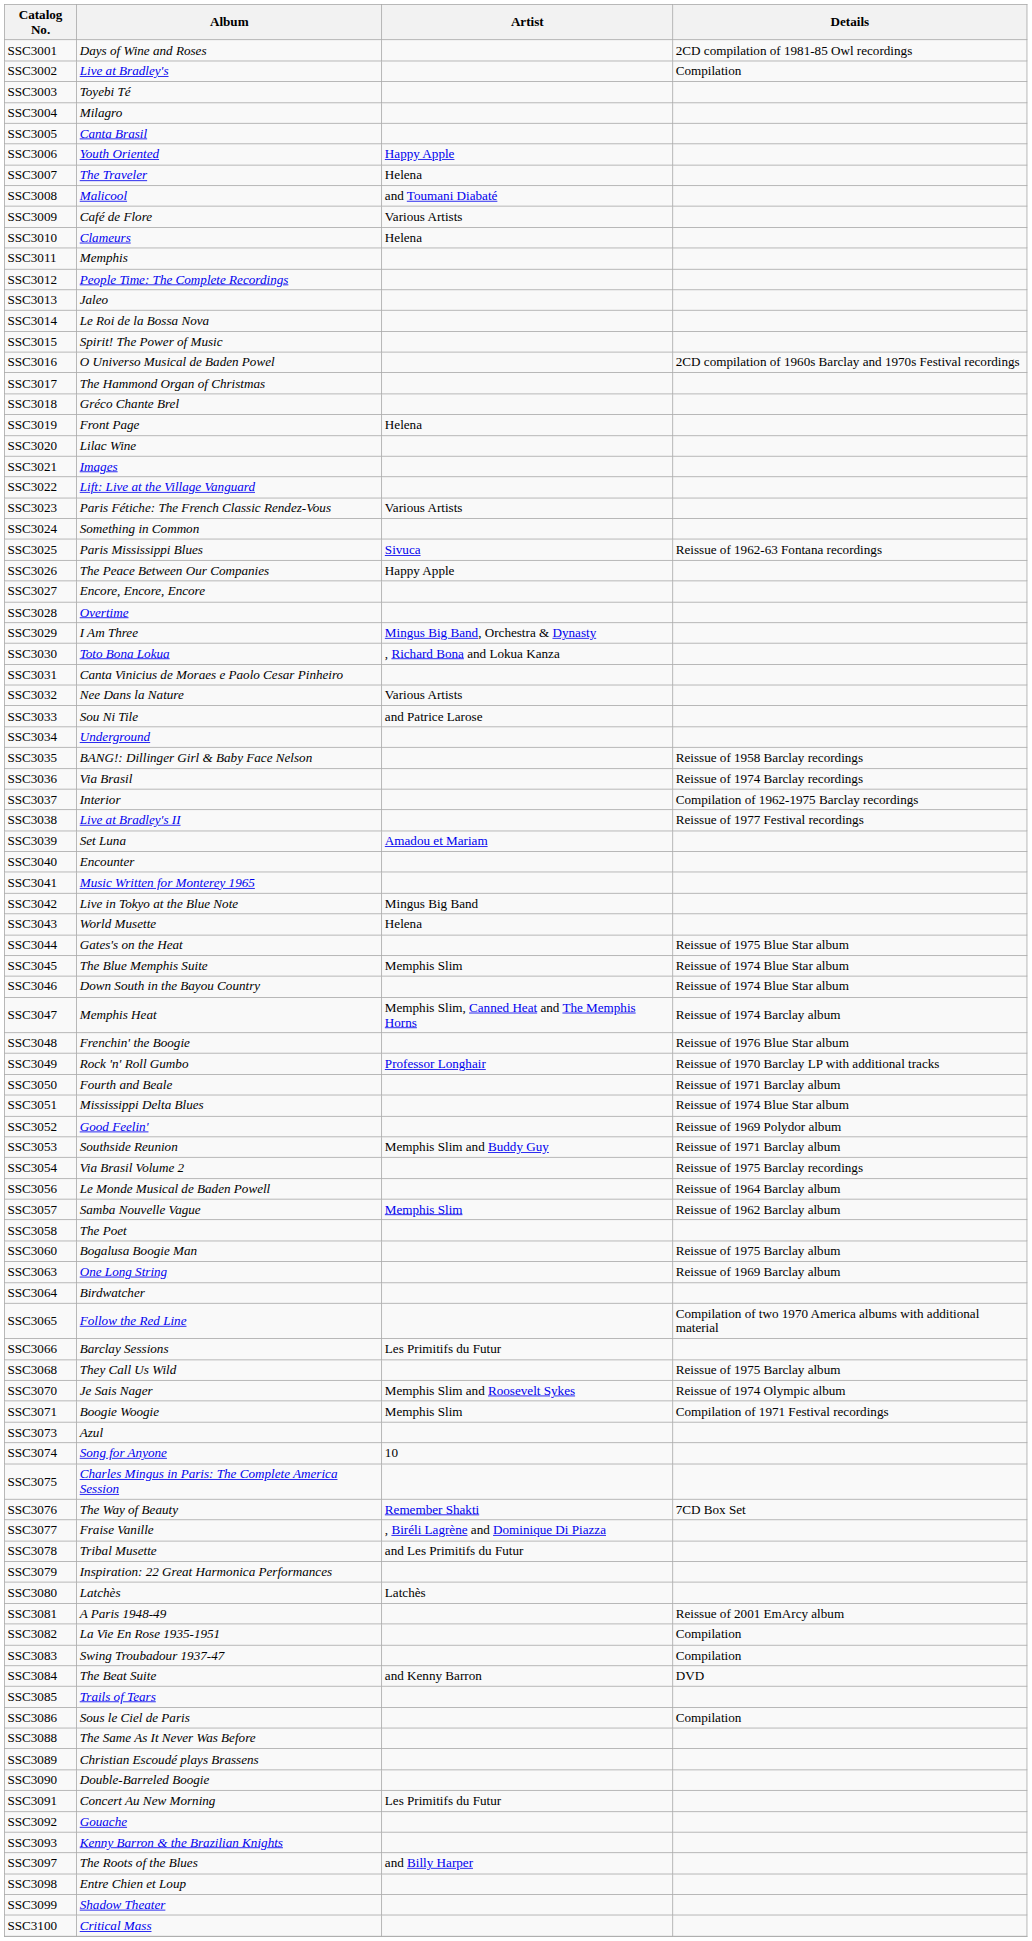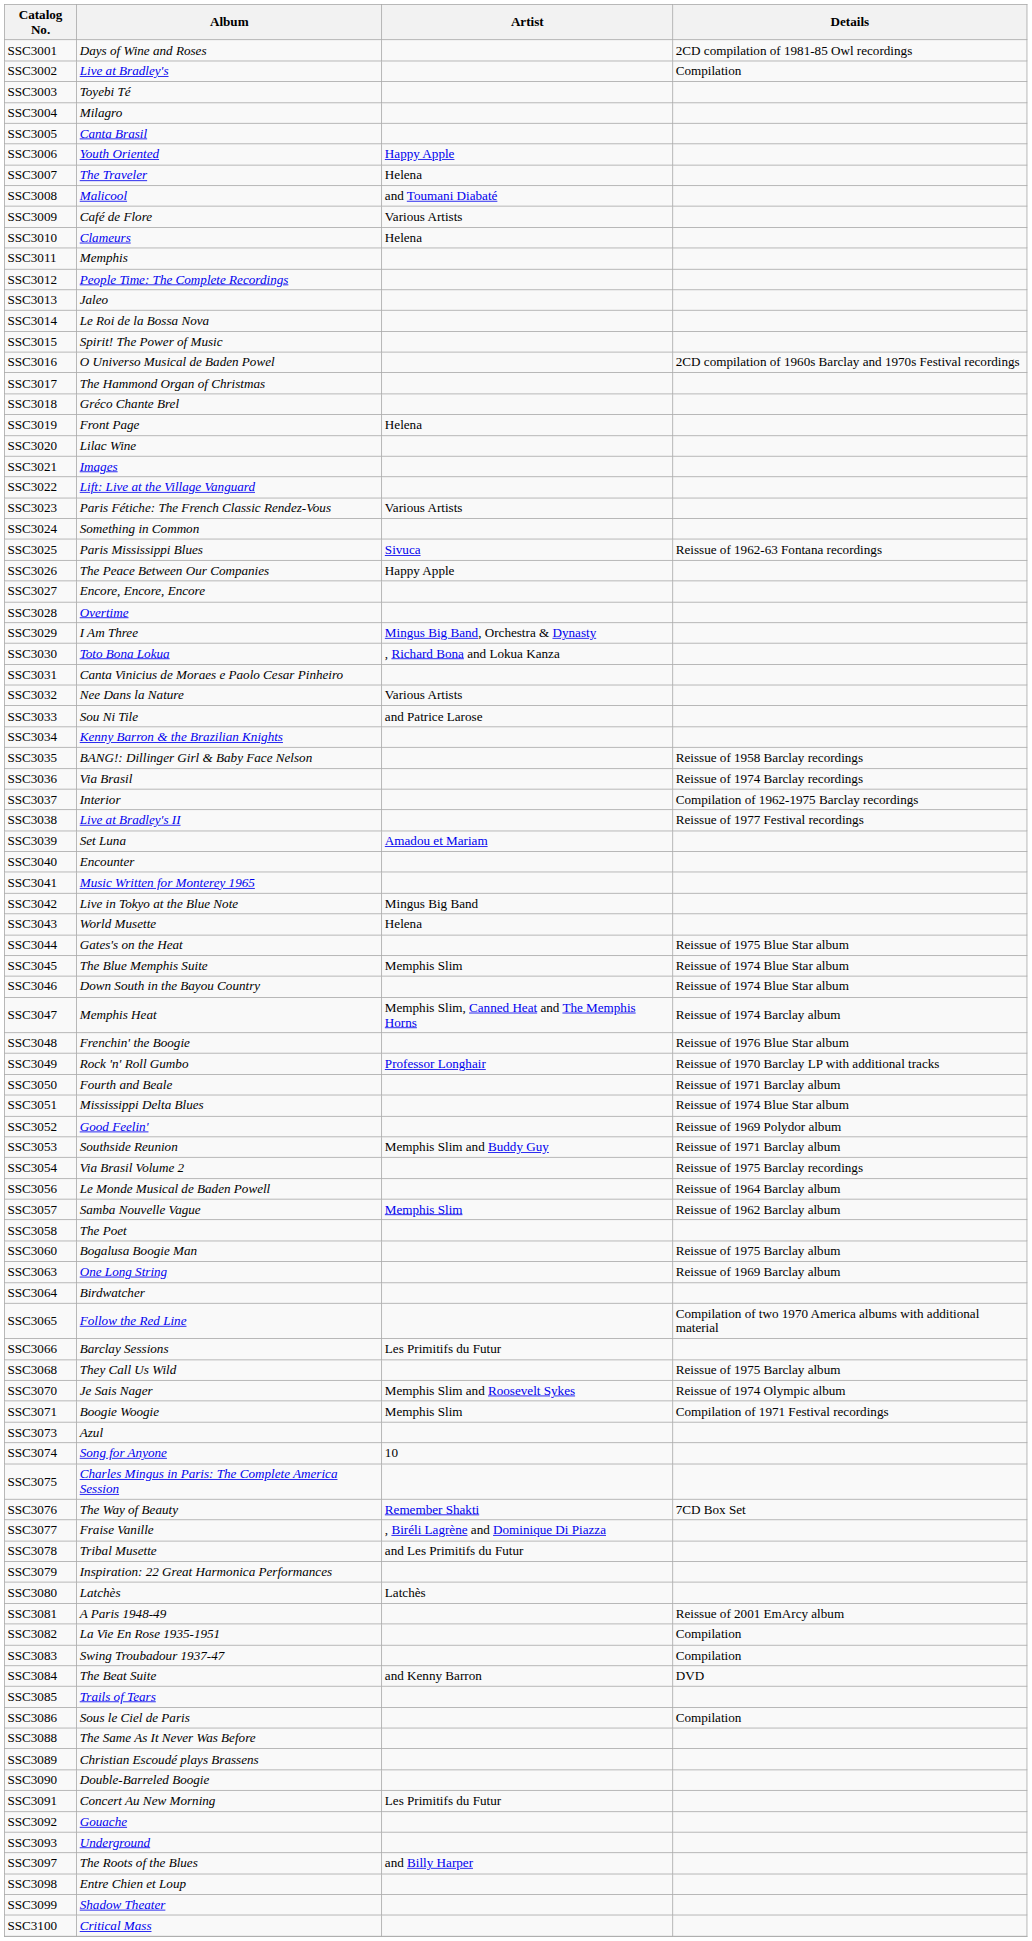(115, 737) Underground -> (181, 737) Kenny Barron & the Brazilian Knights
(181, 1842) Kenny Barron & the Brazilian Knights -> (115, 1842) Underground
